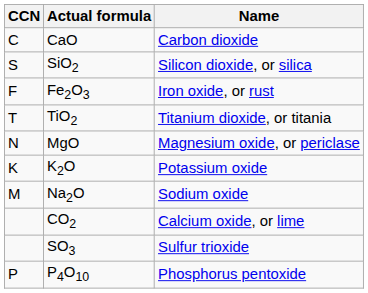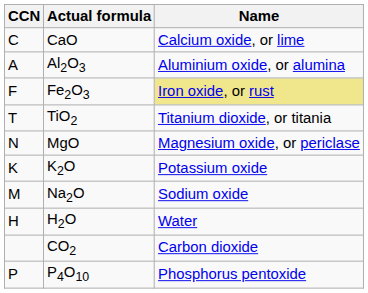(208, 39) Carbon dioxide -> (231, 39) Calcium oxide, or lime
- row: (63, 65)
+ row: (66, 65)
(216, 91) no background -> (216, 91) khaki background
+ row: (62, 221)
(231, 221) Calcium oxide, or lime -> (208, 247) Carbon dioxide
- row: (61, 248)
